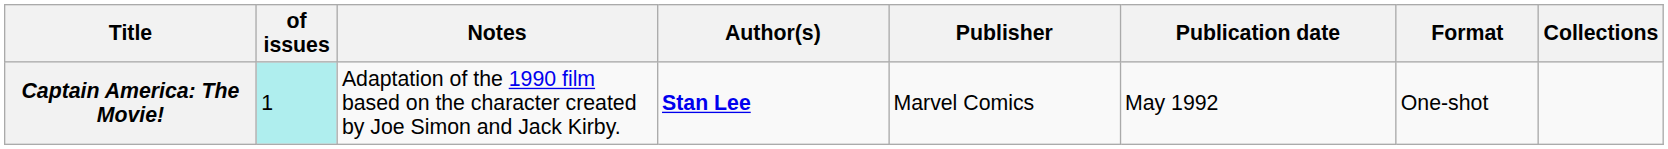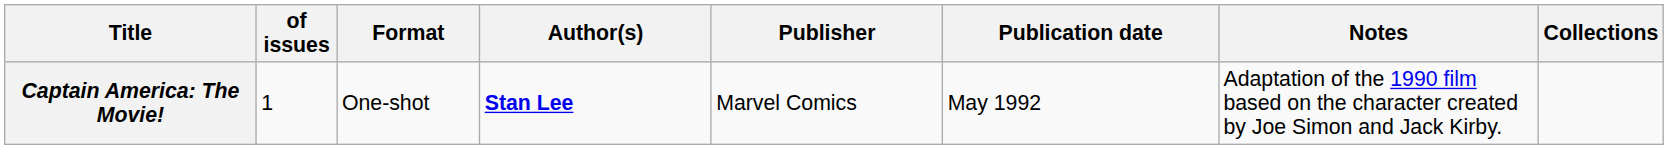columns swapped: (1467, 33) <-> (497, 33)
(267, 103) paleturquoise background -> (267, 103) no background
